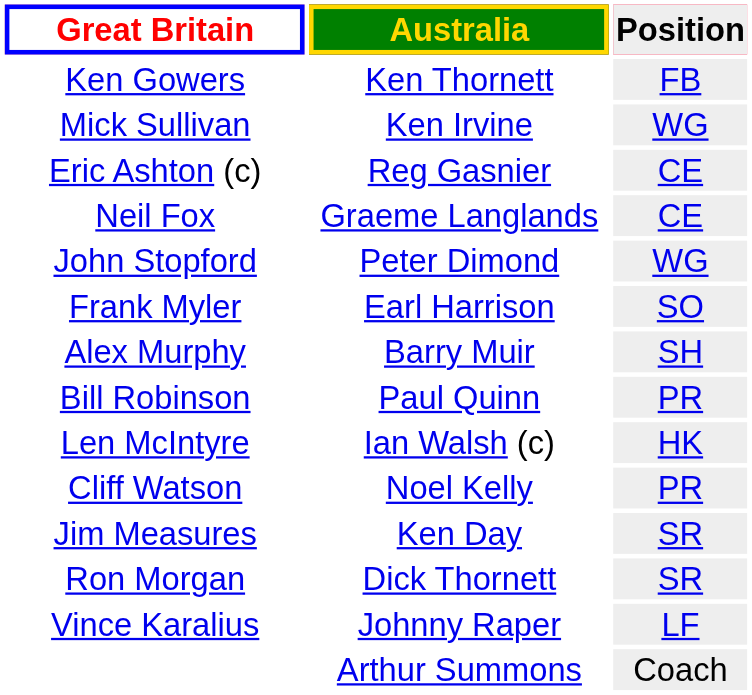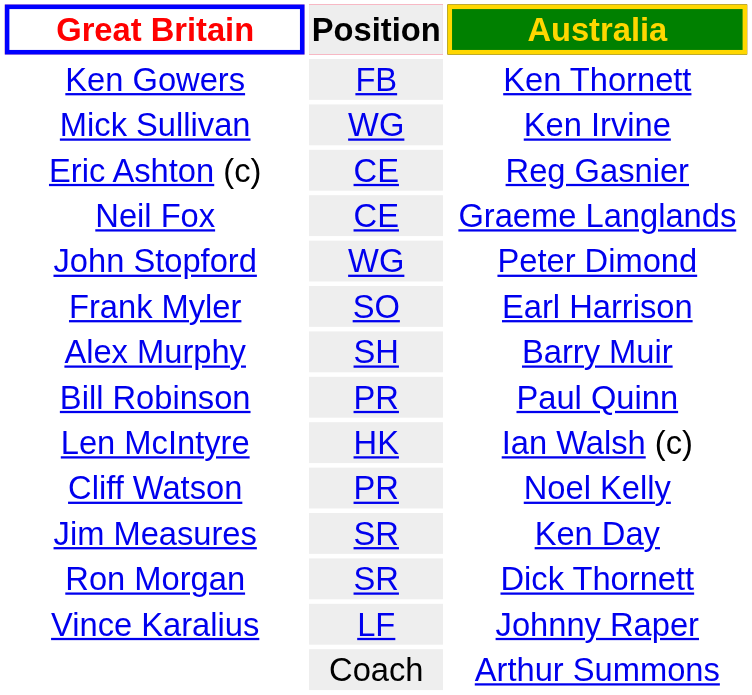columns swapped: (680, 30) <-> (459, 30)
